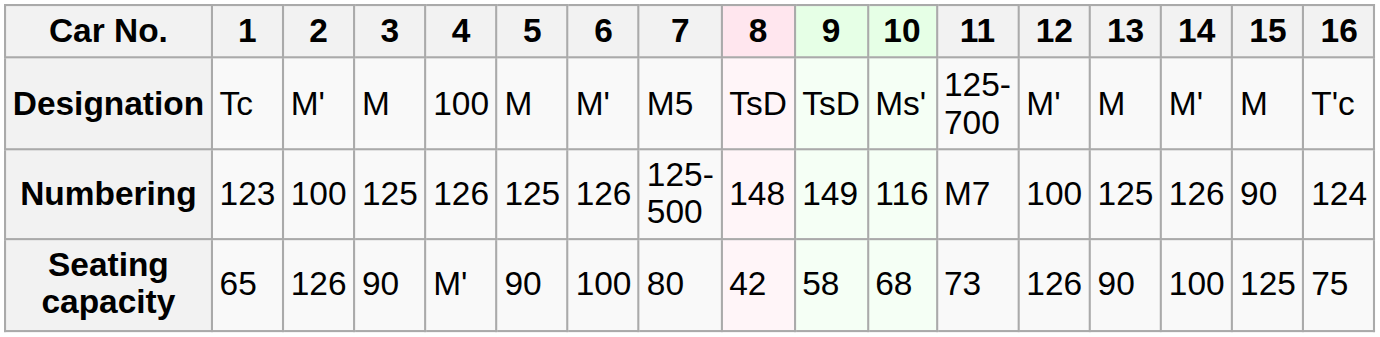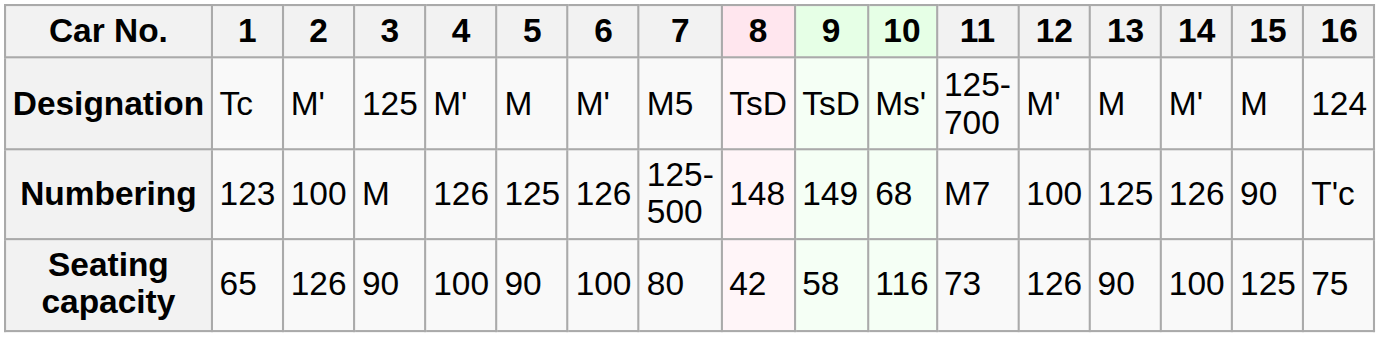(376, 102) M -> (390, 102) 125
(461, 102) 100 -> (450, 102) M'
(1333, 102) T'c -> (1339, 102) 124
(390, 193) 125 -> (376, 193) M
(902, 193) 116 -> (894, 193) 68
(1339, 193) 124 -> (1333, 193) T'c
(450, 284) M' -> (461, 284) 100
(894, 284) 68 -> (902, 284) 116
